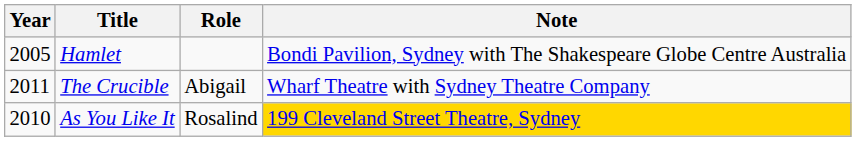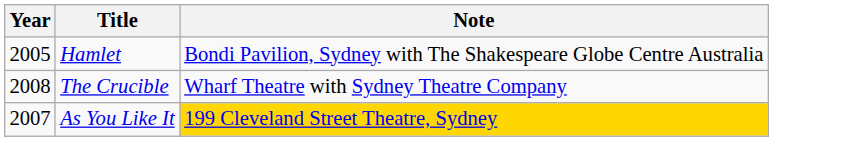- column: (221, 20)
(30, 86) 2011 -> (30, 86) 2008
(30, 119) 2010 -> (30, 119) 2007
